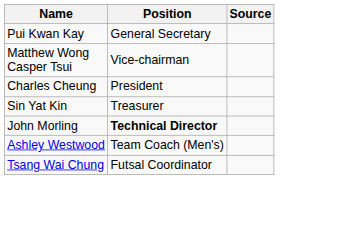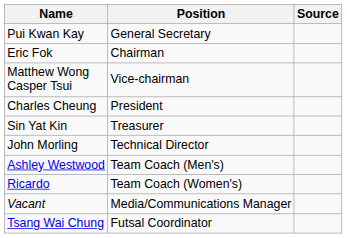+ row: (30, 53)
(164, 125) bold -> (160, 145) normal
+ row: (28, 184)
+ row: (26, 203)
